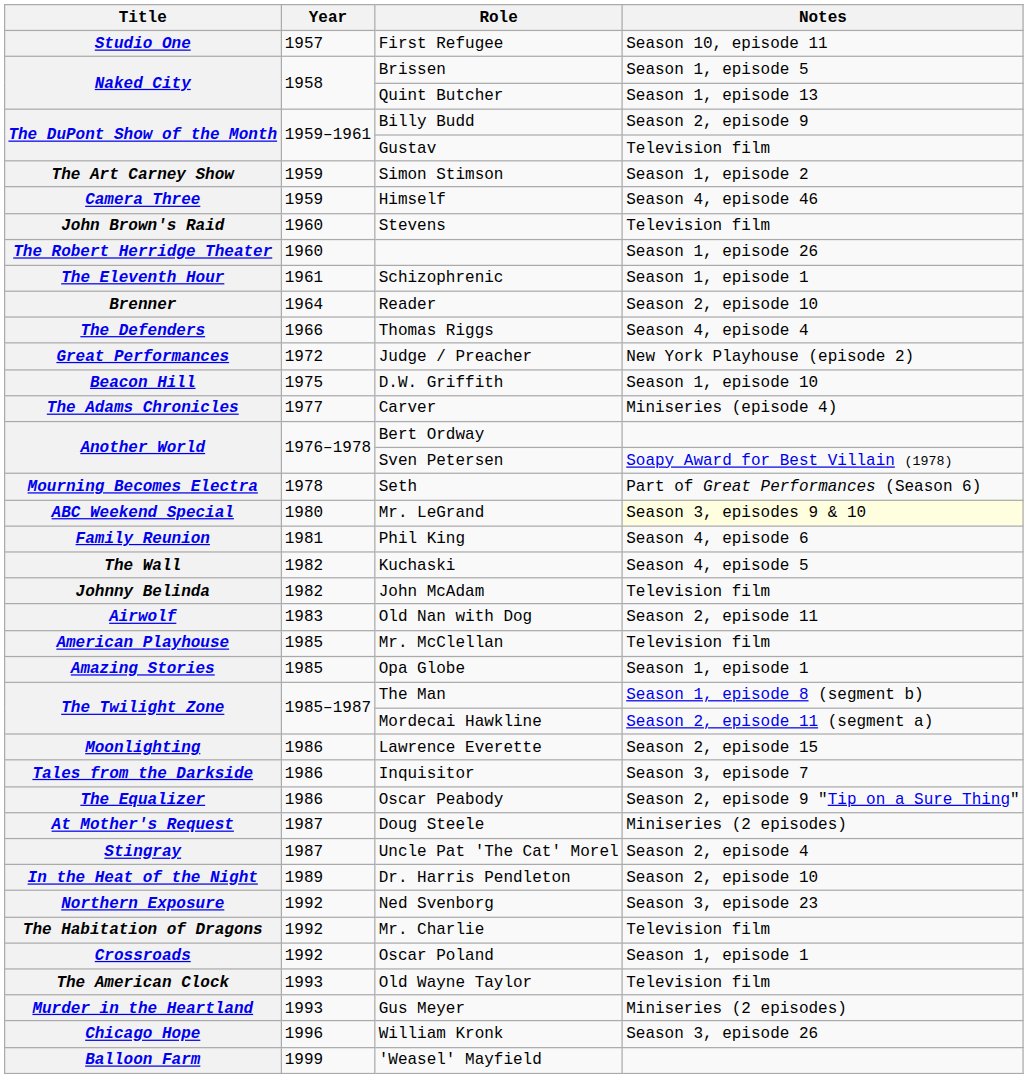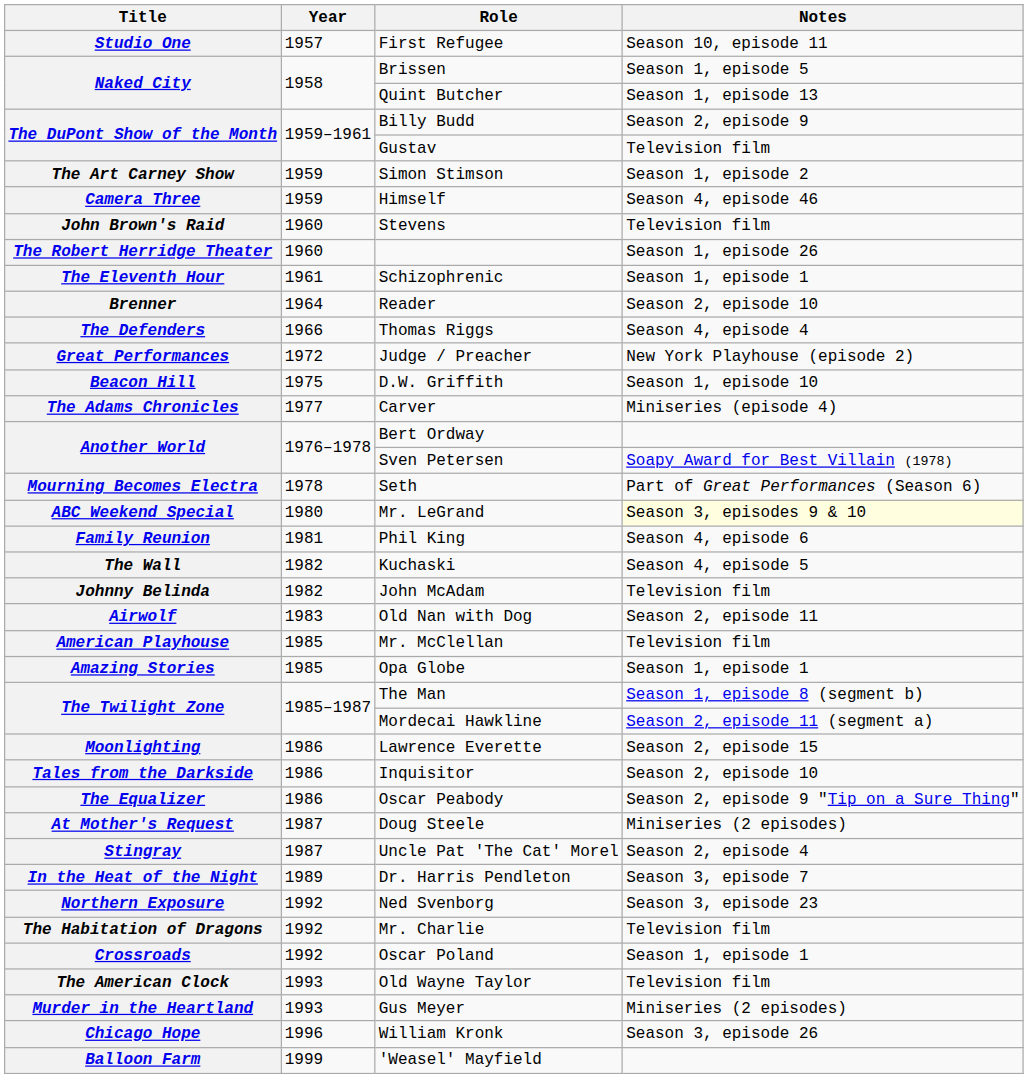(717, 773) Season 3, episode 7 -> (722, 773) Season 2, episode 10
(722, 878) Season 2, episode 10 -> (717, 878) Season 3, episode 7
